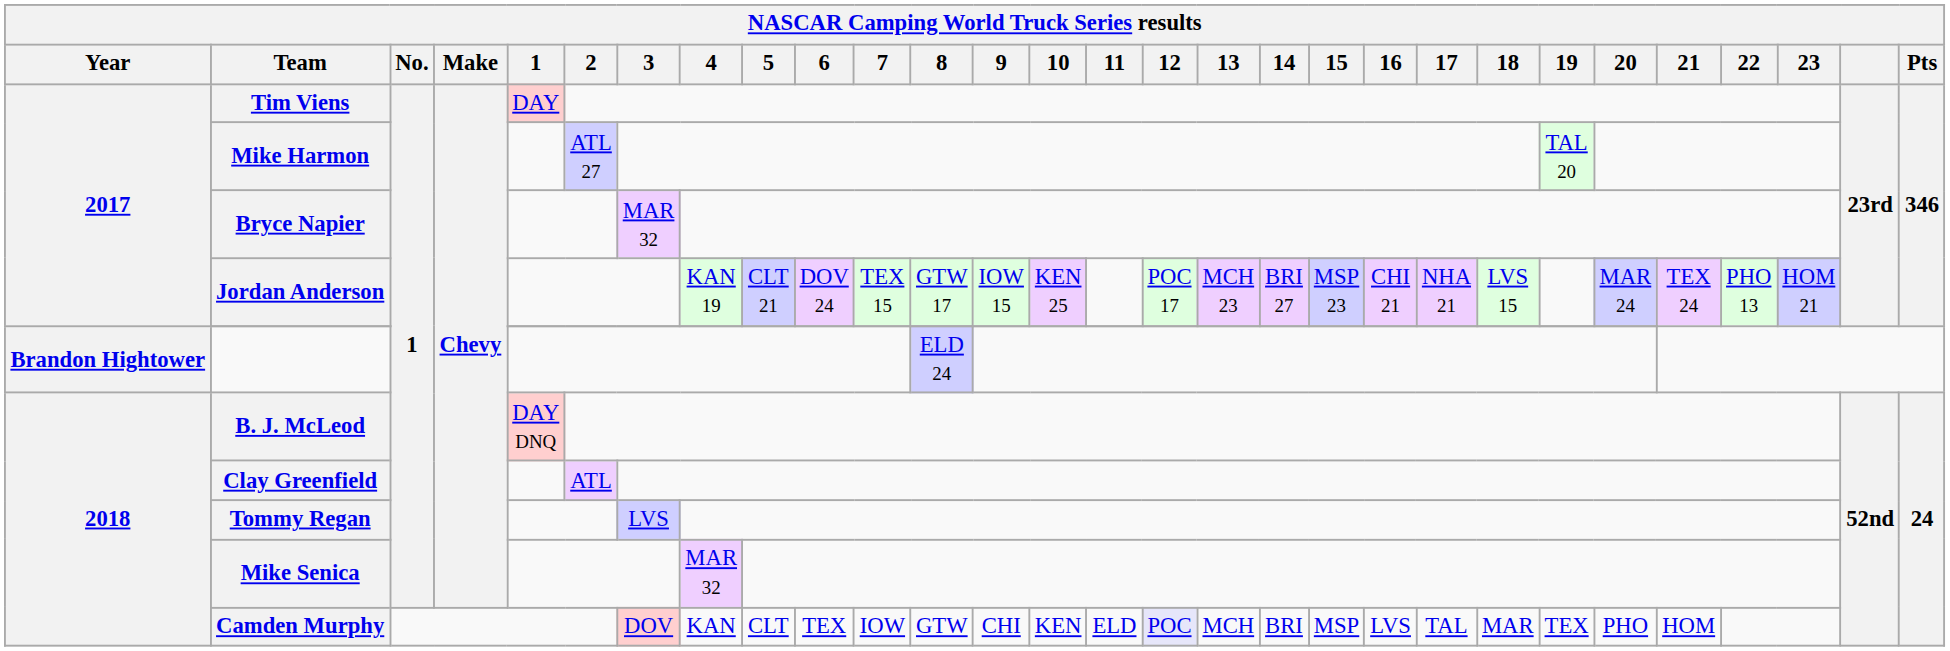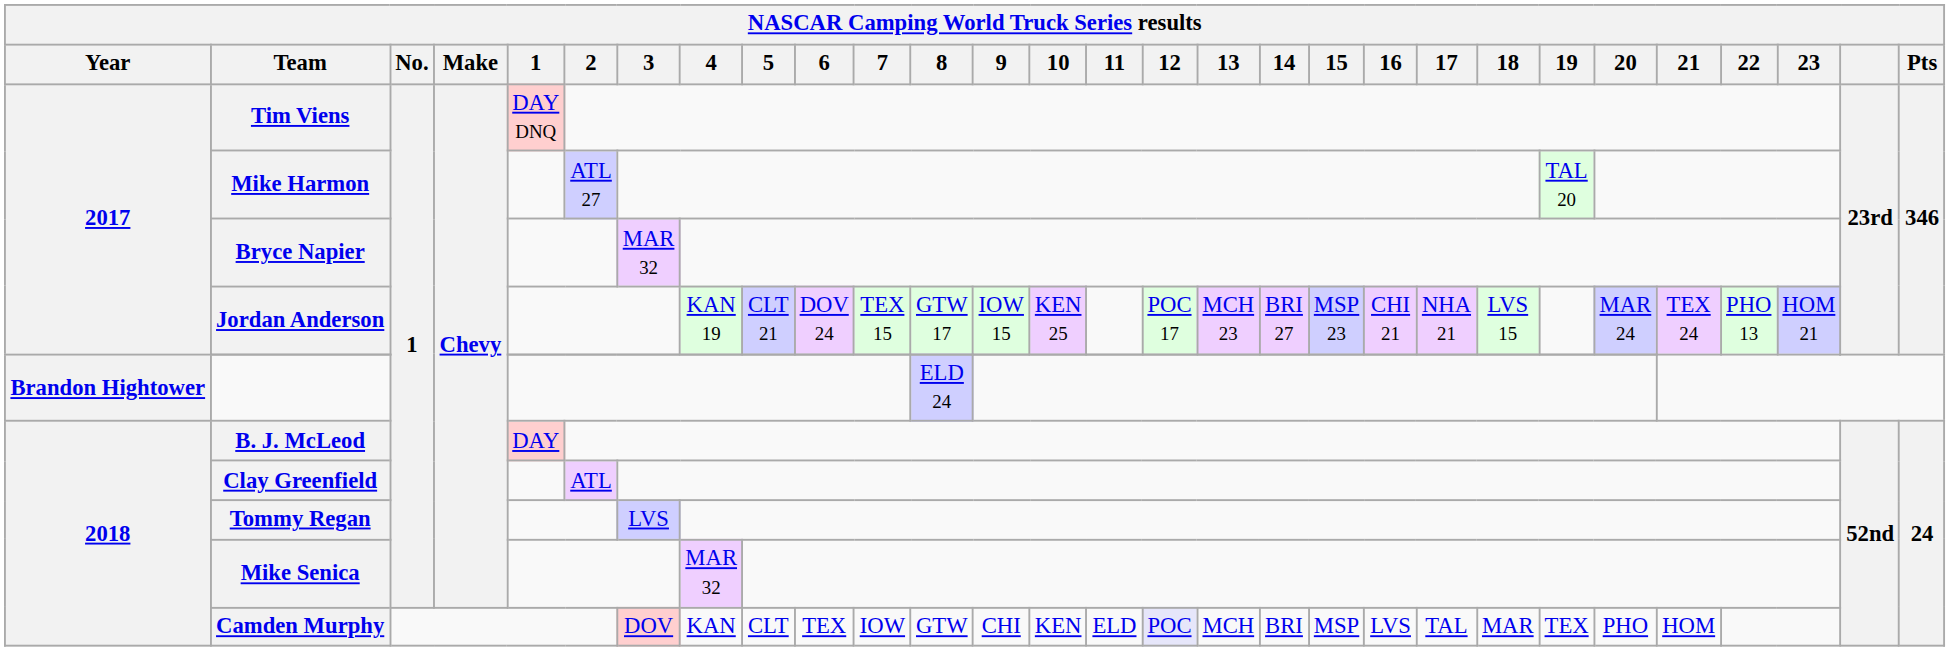(536, 102) DAY -> (536, 115) DAY DNQ
(536, 425) DAY DNQ -> (536, 440) DAY
